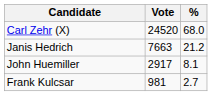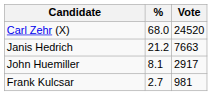columns swapped: (163, 13) <-> (194, 13)
